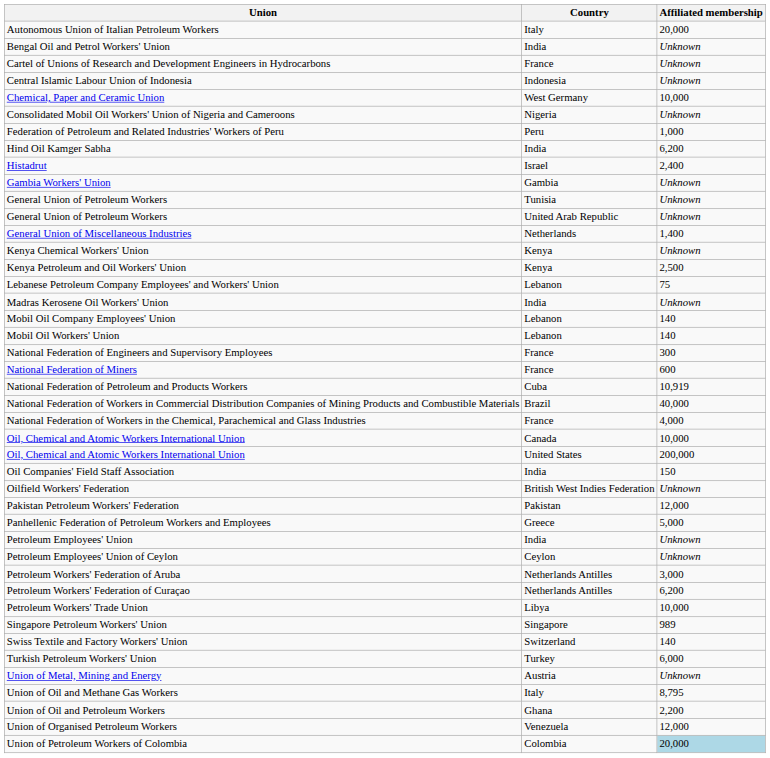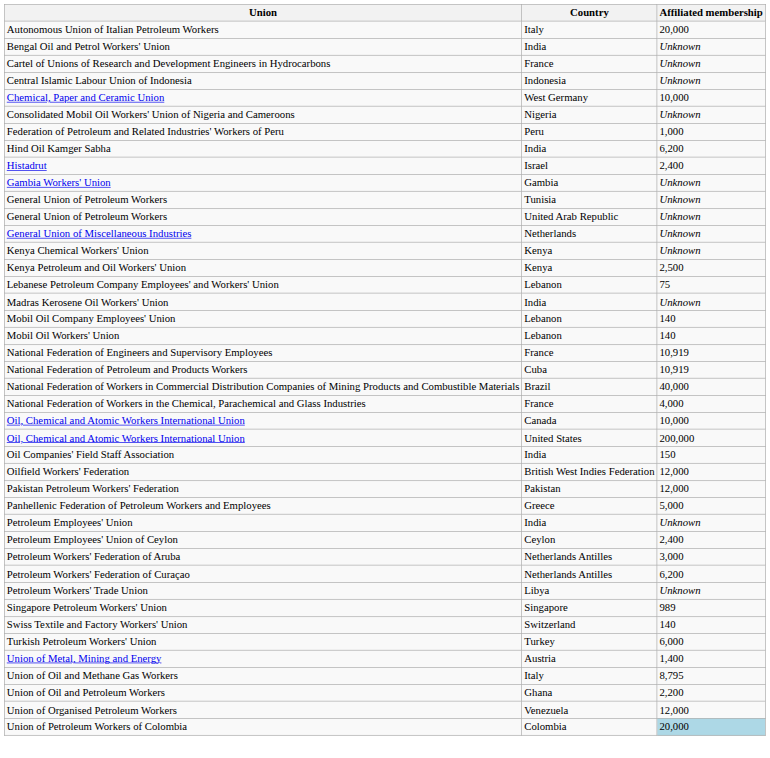(672, 234) 1,400 -> (680, 234) Unknown
(667, 353) 300 -> (674, 353) 10,919
- row: (72, 370)
(680, 489) Unknown -> (674, 472) 12,000
(680, 557) Unknown -> (672, 540) 2,400
(674, 608) 10,000 -> (680, 591) Unknown
(680, 676) Unknown -> (672, 659) 1,400
